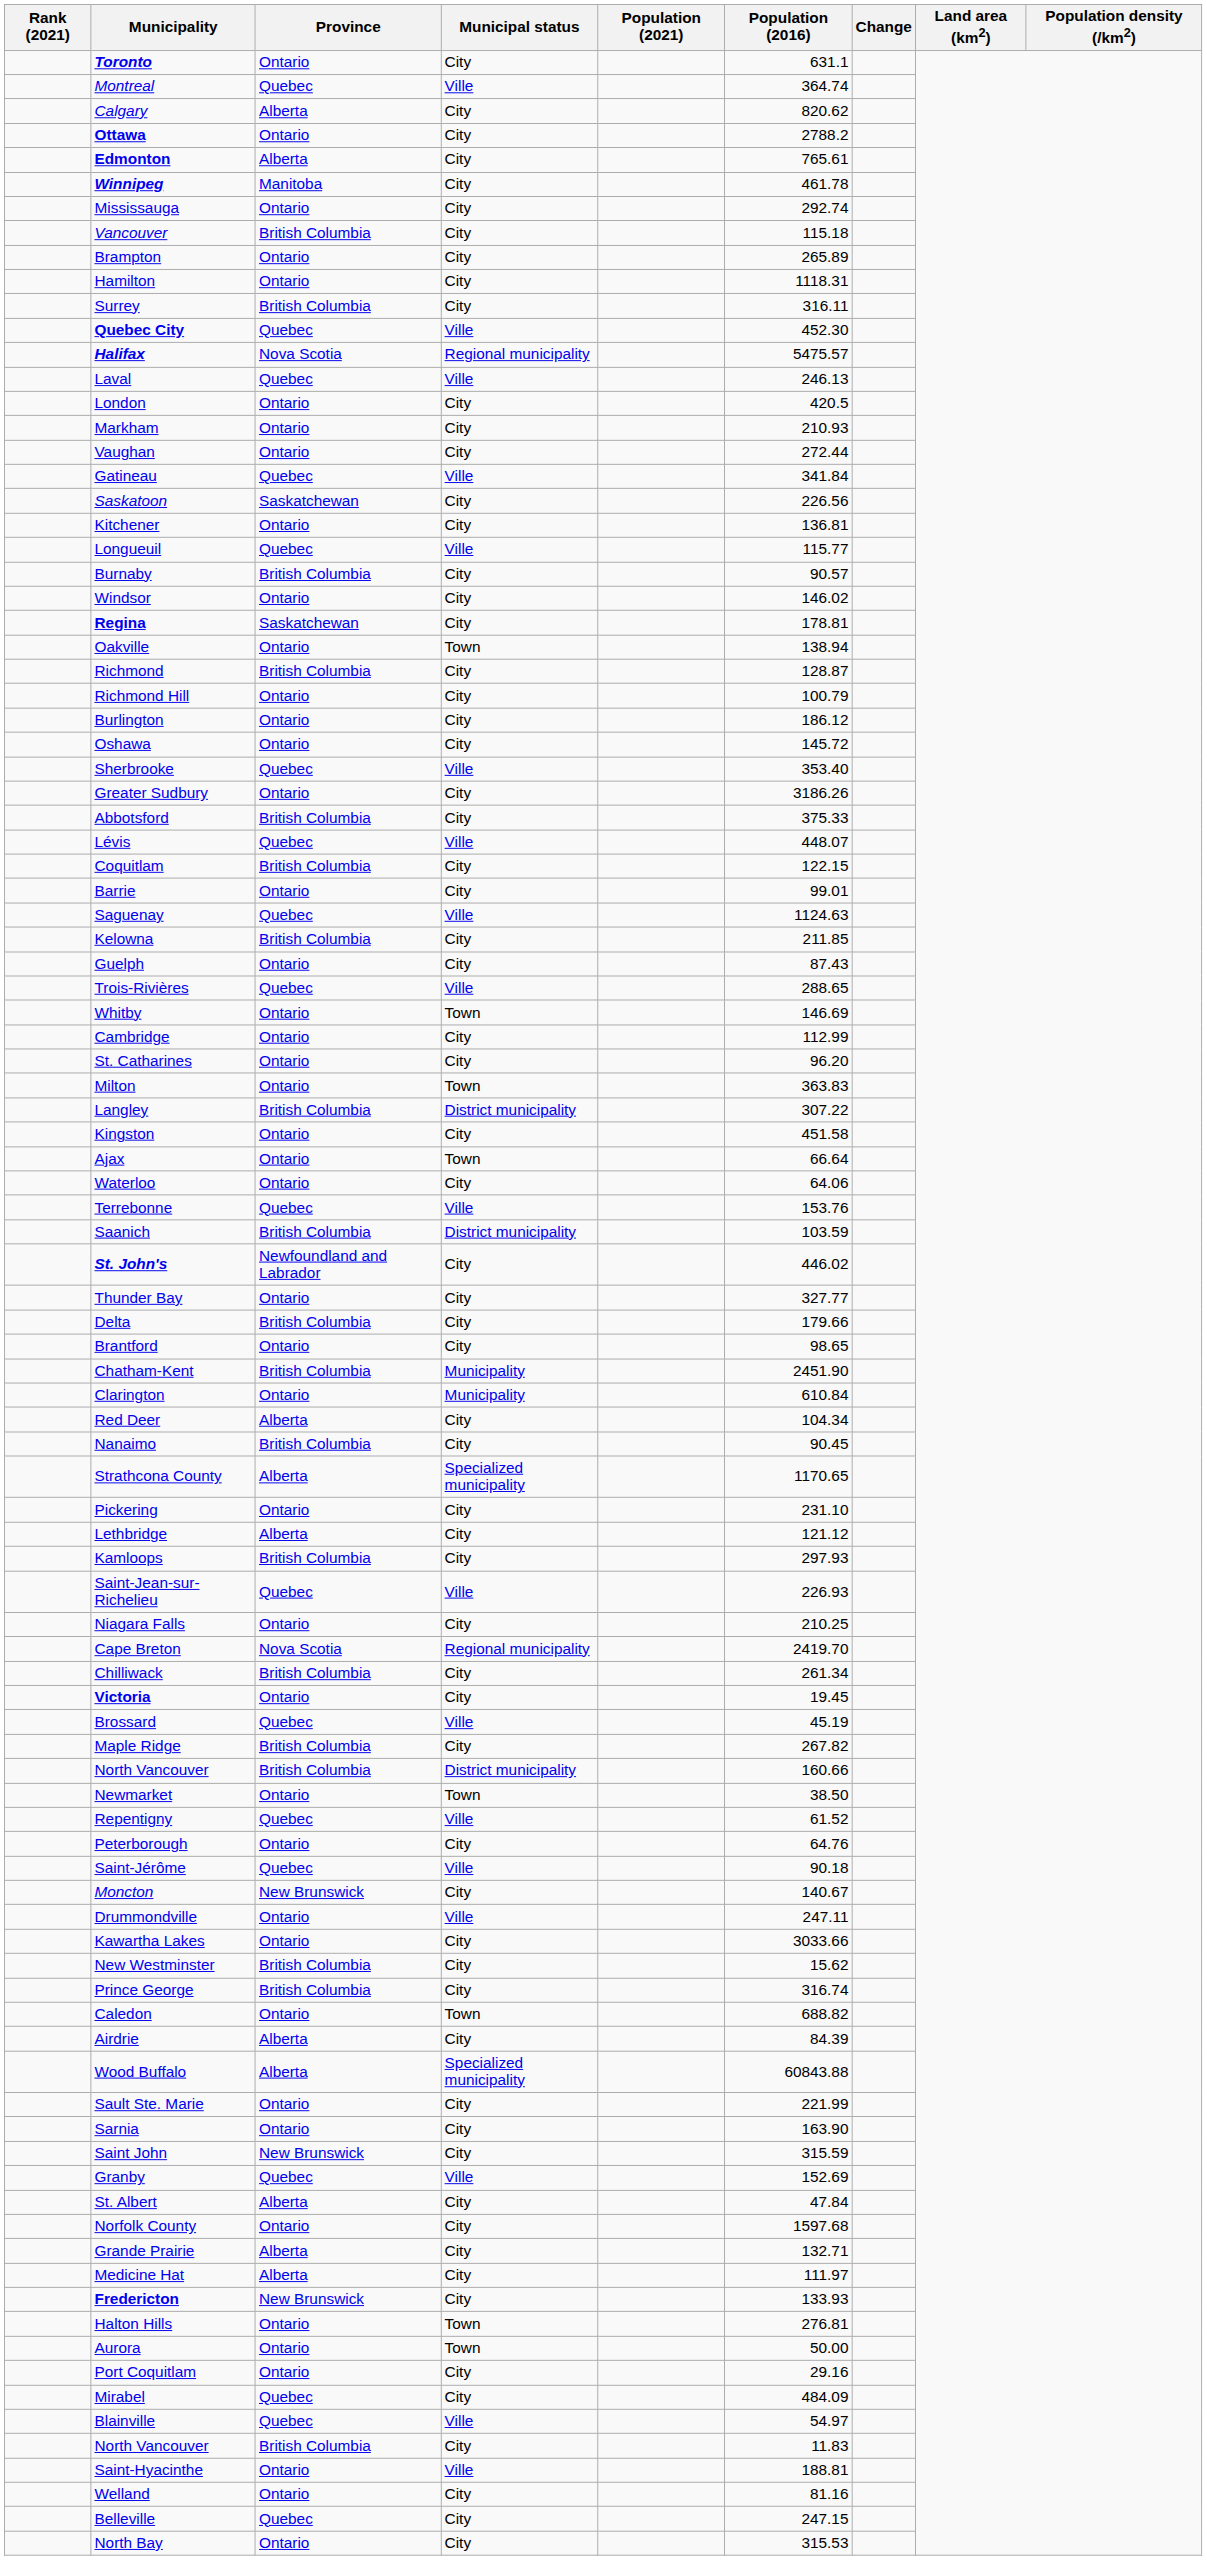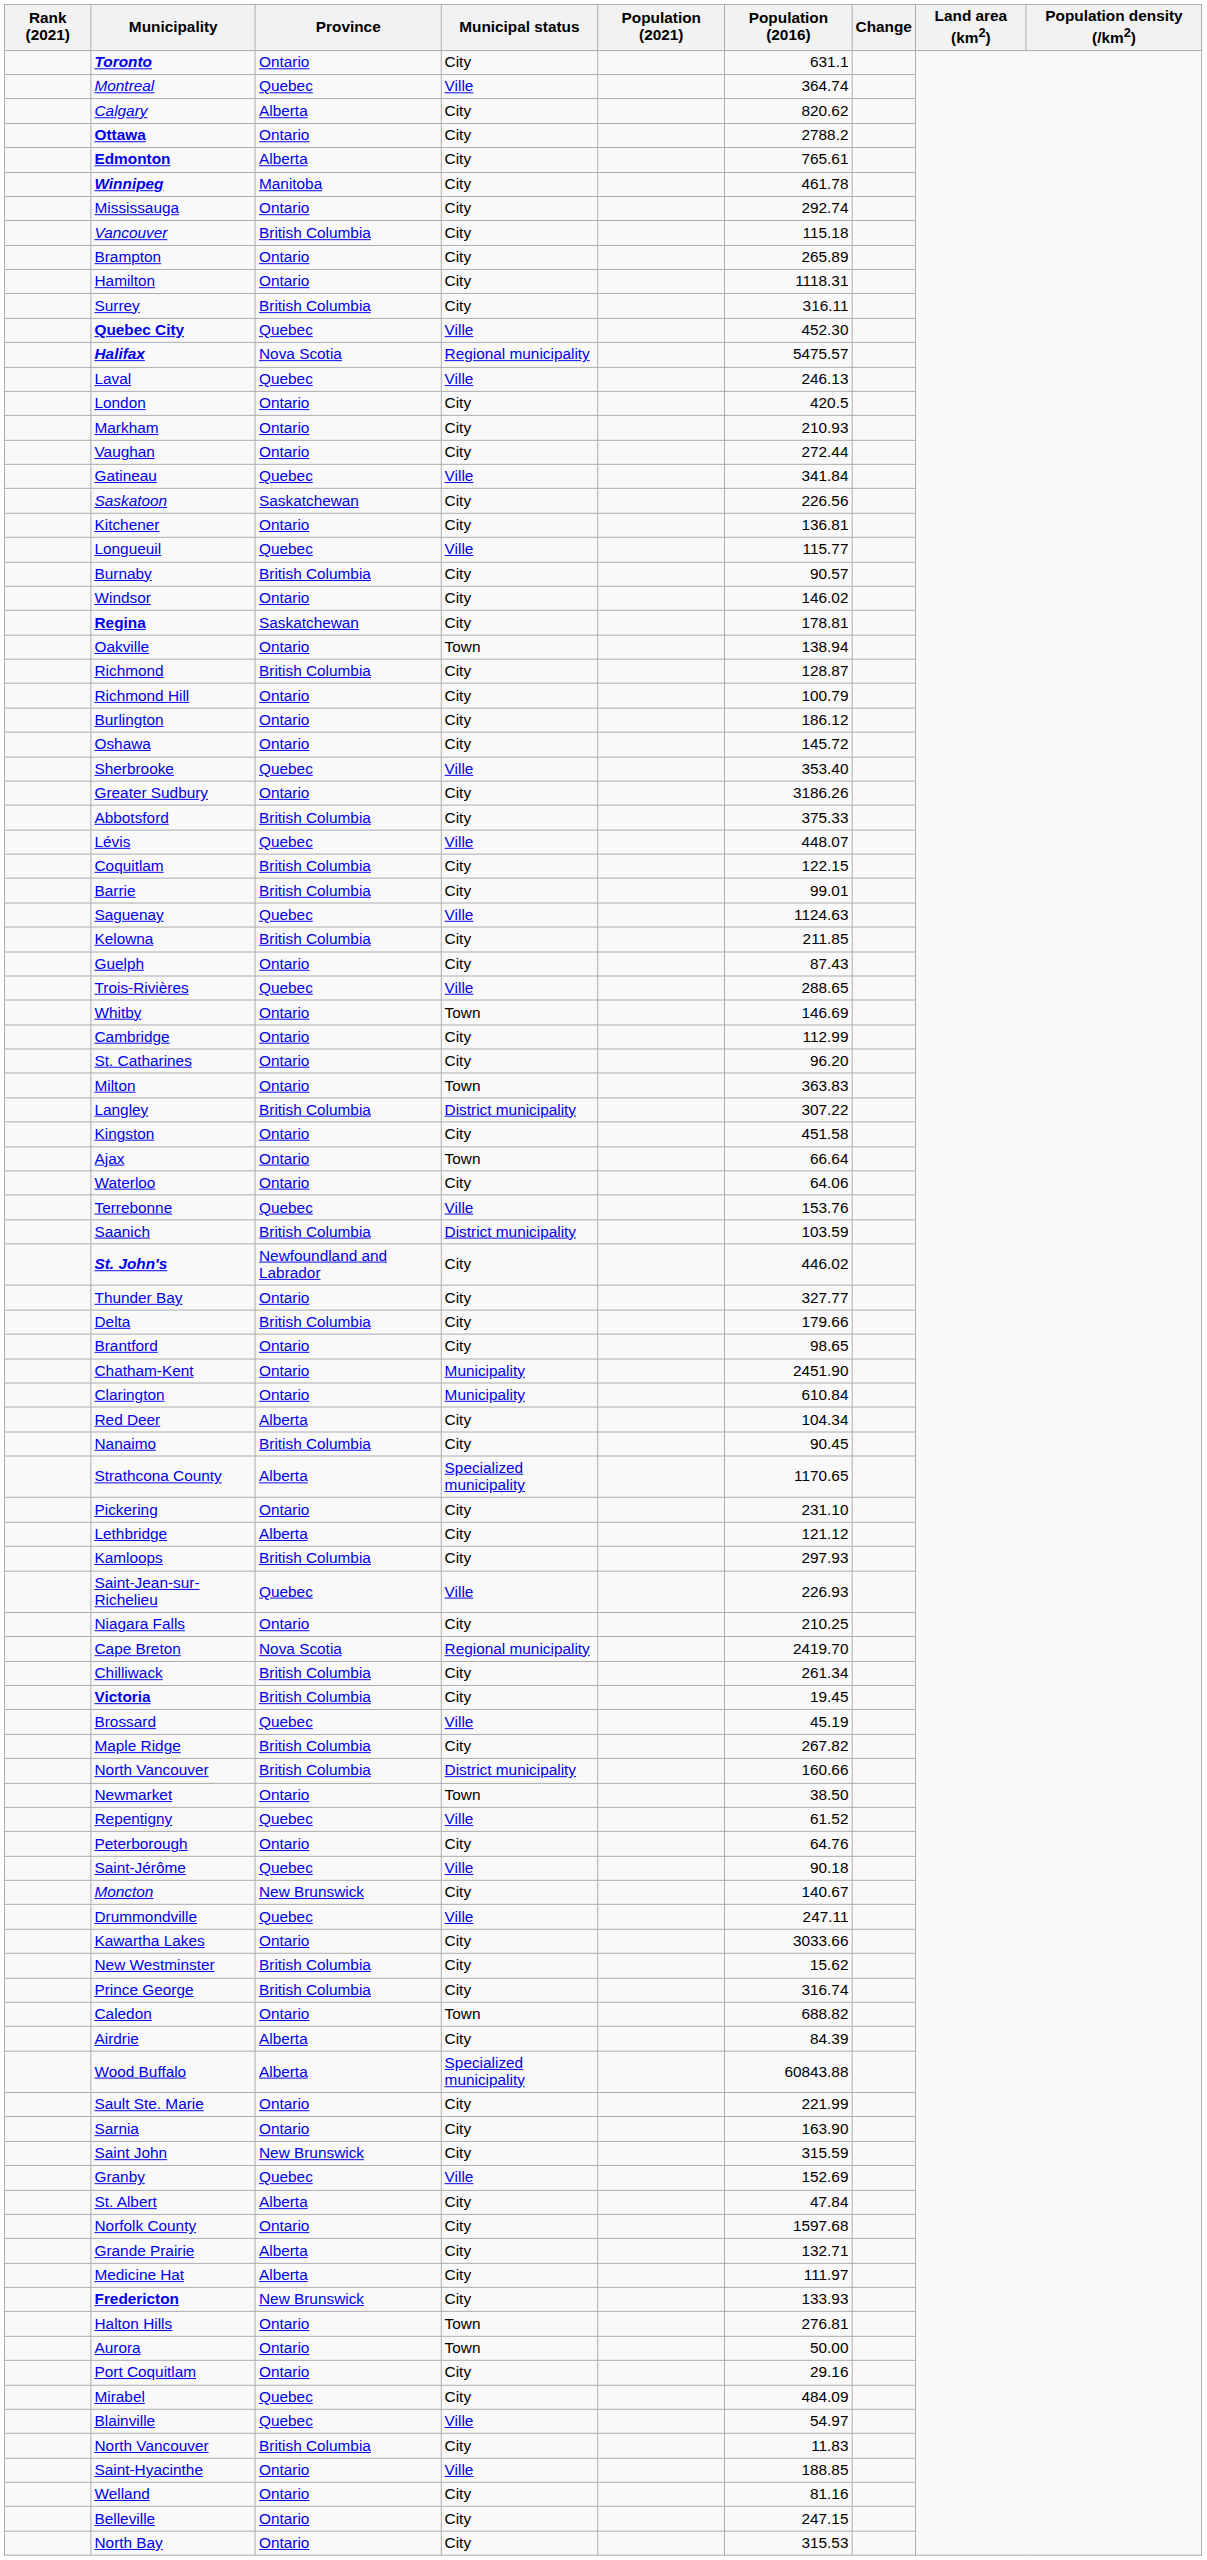(284, 890) Ontario -> (315, 890) British Columbia
(315, 1370) British Columbia -> (284, 1370) Ontario
(284, 1697) Ontario -> (315, 1697) British Columbia
(284, 1916) Ontario -> (286, 1916) Quebec
(825, 2470) 188.81 -> (825, 2470) 188.85
(286, 2518) Quebec -> (284, 2518) Ontario
